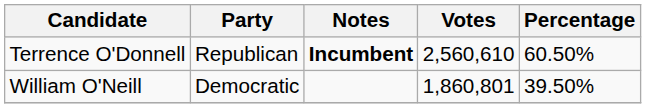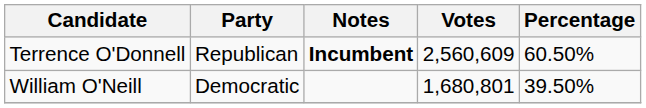(469, 53) 2,560,610 -> (469, 53) 2,560,609
(469, 86) 1,860,801 -> (469, 86) 1,680,801
